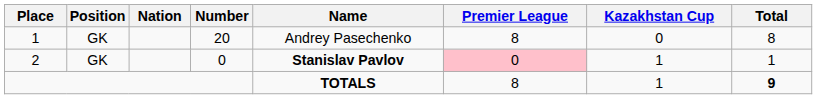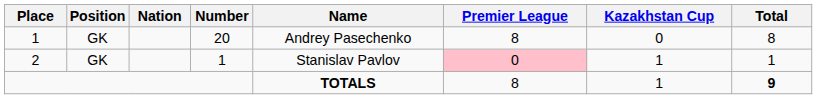(222, 61) 0 -> (222, 61) 1
(348, 61) bold -> (348, 61) normal
